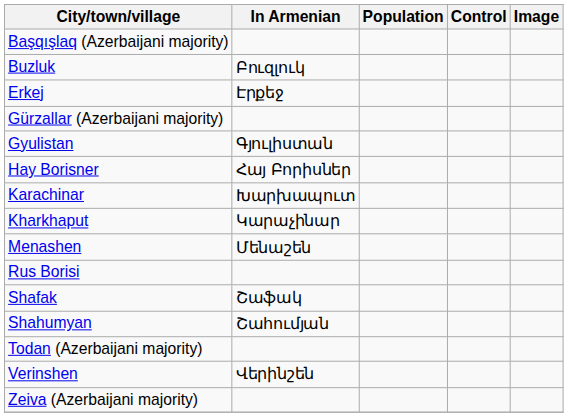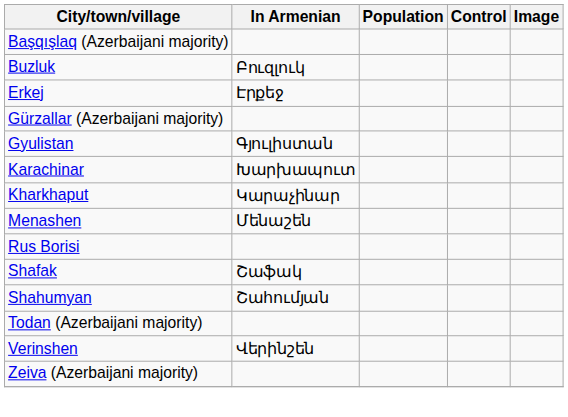- row: (53, 169)
